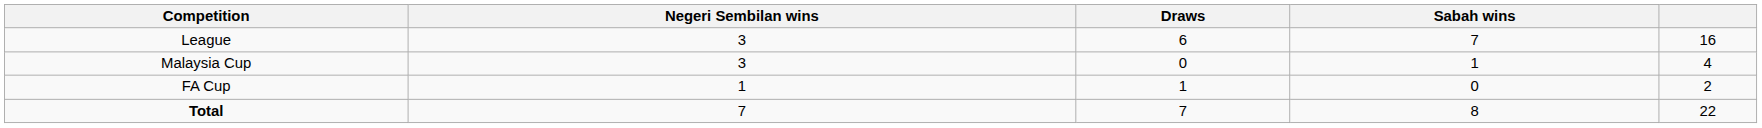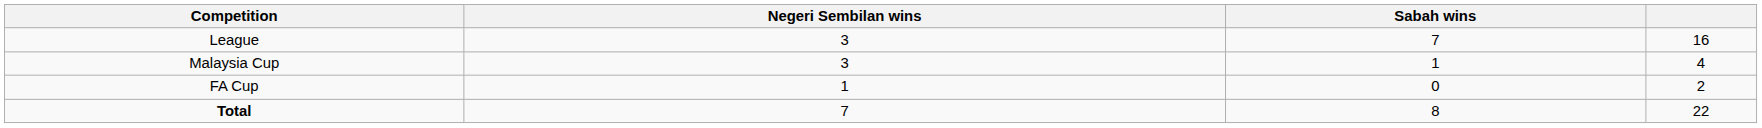- column: (1183, 16)
